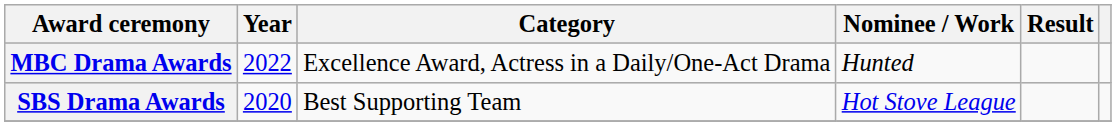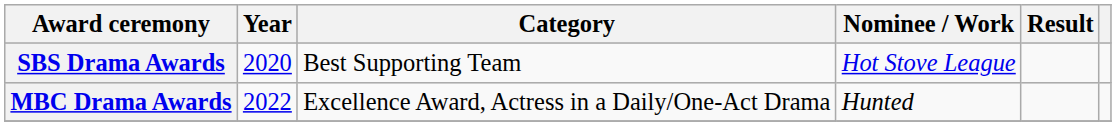rows swapped: (121, 62) <-> (121, 101)
